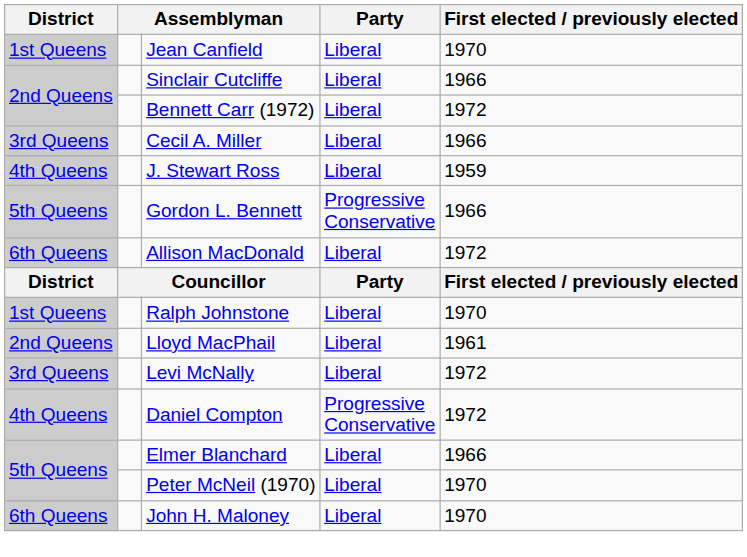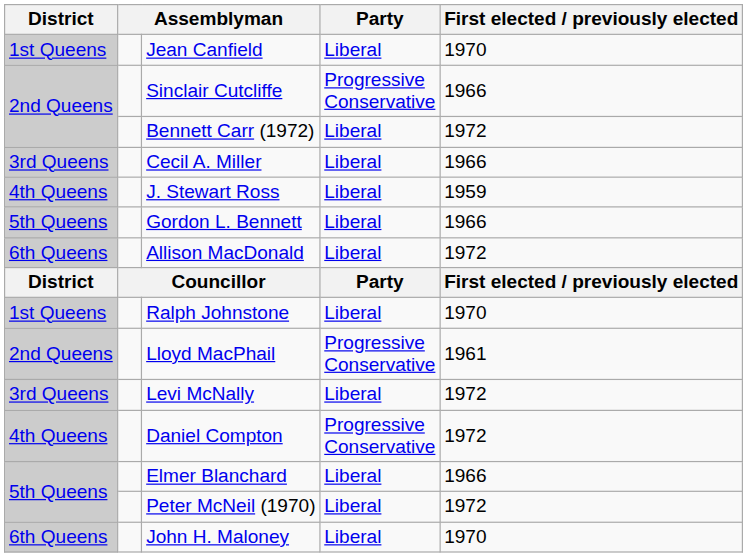(353, 79) Liberal -> (380, 90) Progressive Conservative
(380, 211) Progressive Conservative -> (353, 222) Liberal
(353, 342) Liberal -> (380, 353) Progressive Conservative
(465, 485) 1970 -> (465, 506) 1972
